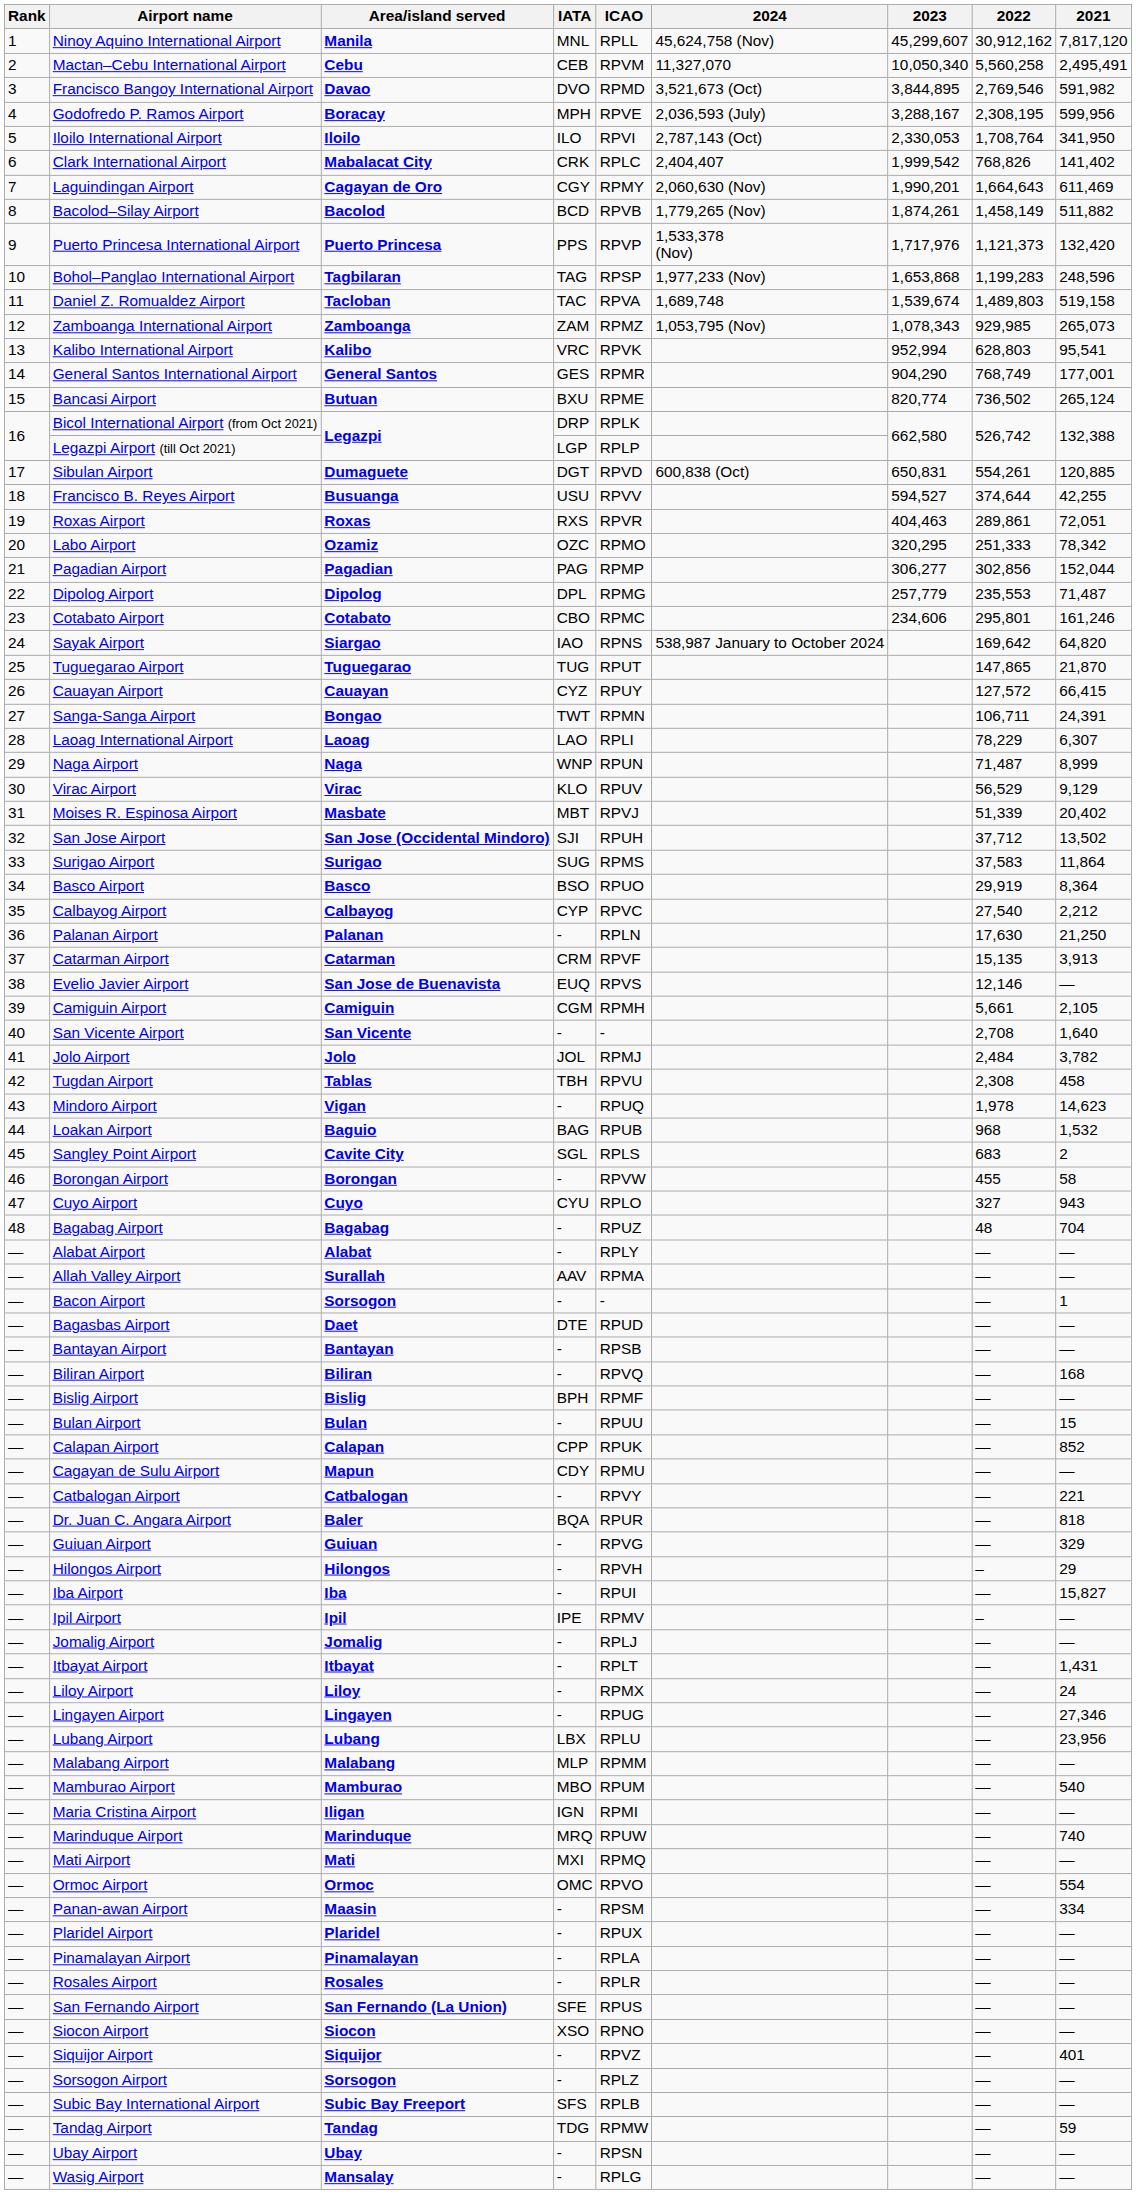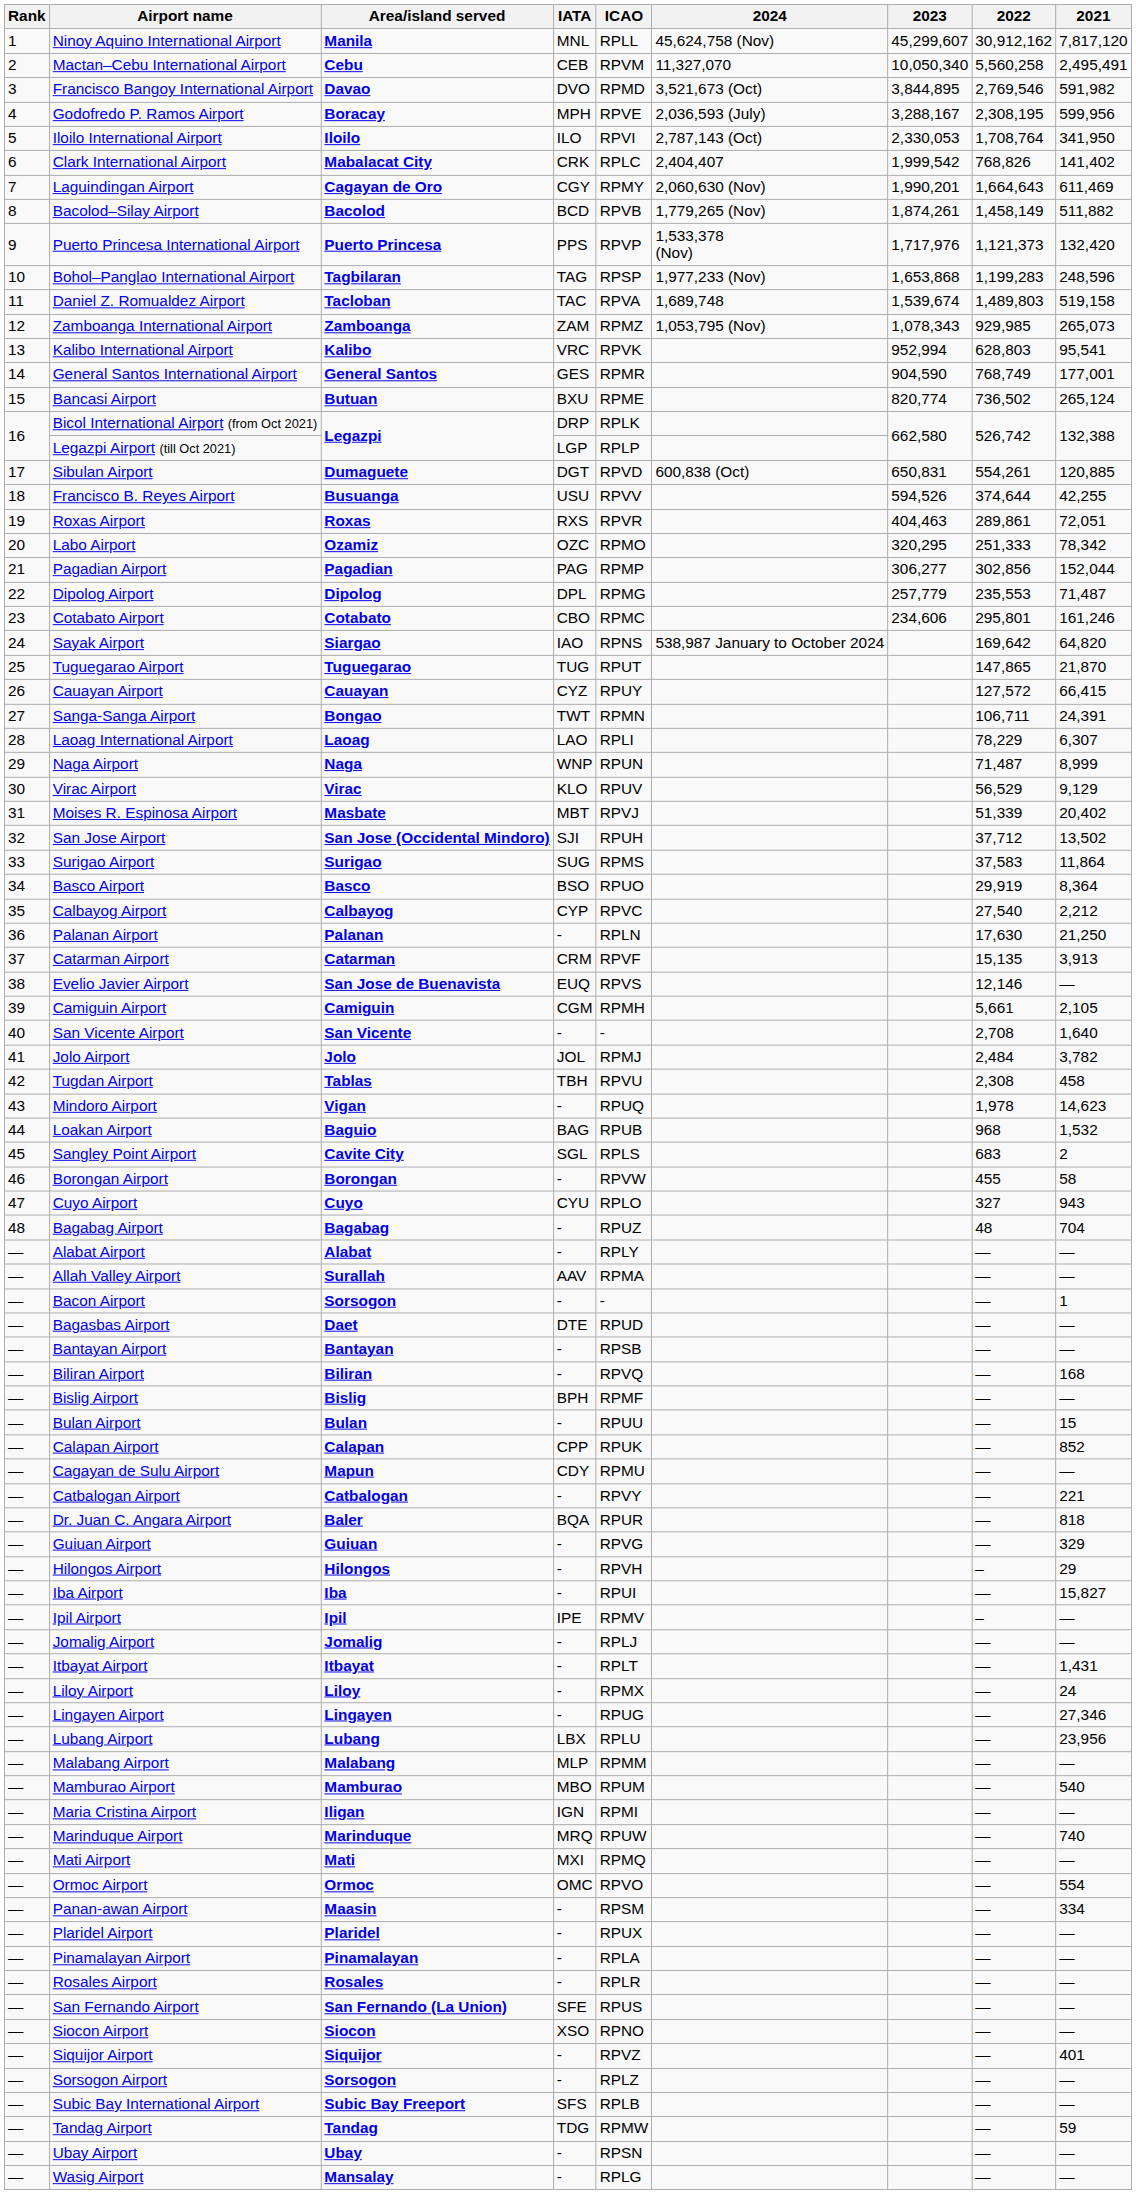(919, 374) 904,290 -> (919, 374) 904,590
(919, 496) 594,527 -> (919, 496) 594,526
